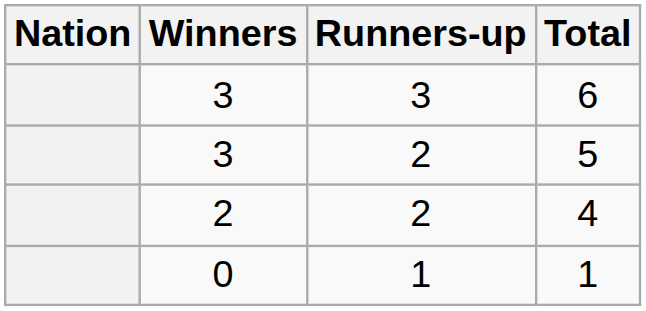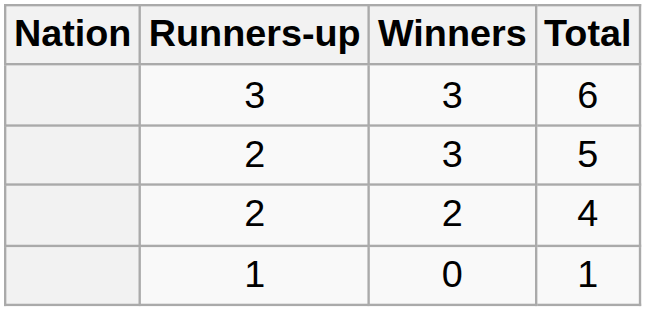columns swapped: (223, 34) <-> (421, 34)
